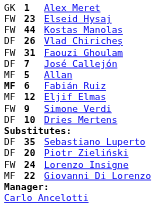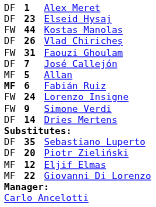(10, 8) GK -> (10, 8) DF
(10, 19) FW -> (10, 19) DF
rows swapped: (75, 97) <-> (86, 164)
(30, 120) 10 -> (30, 120) 14
